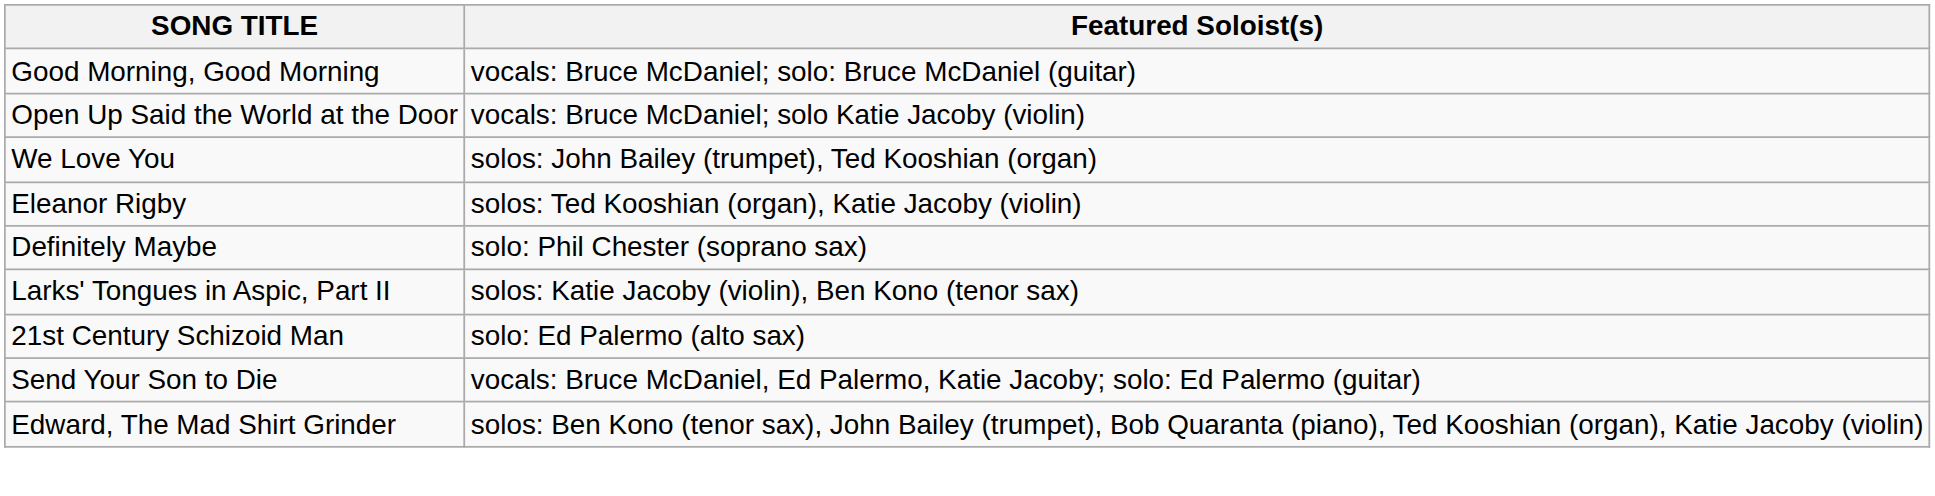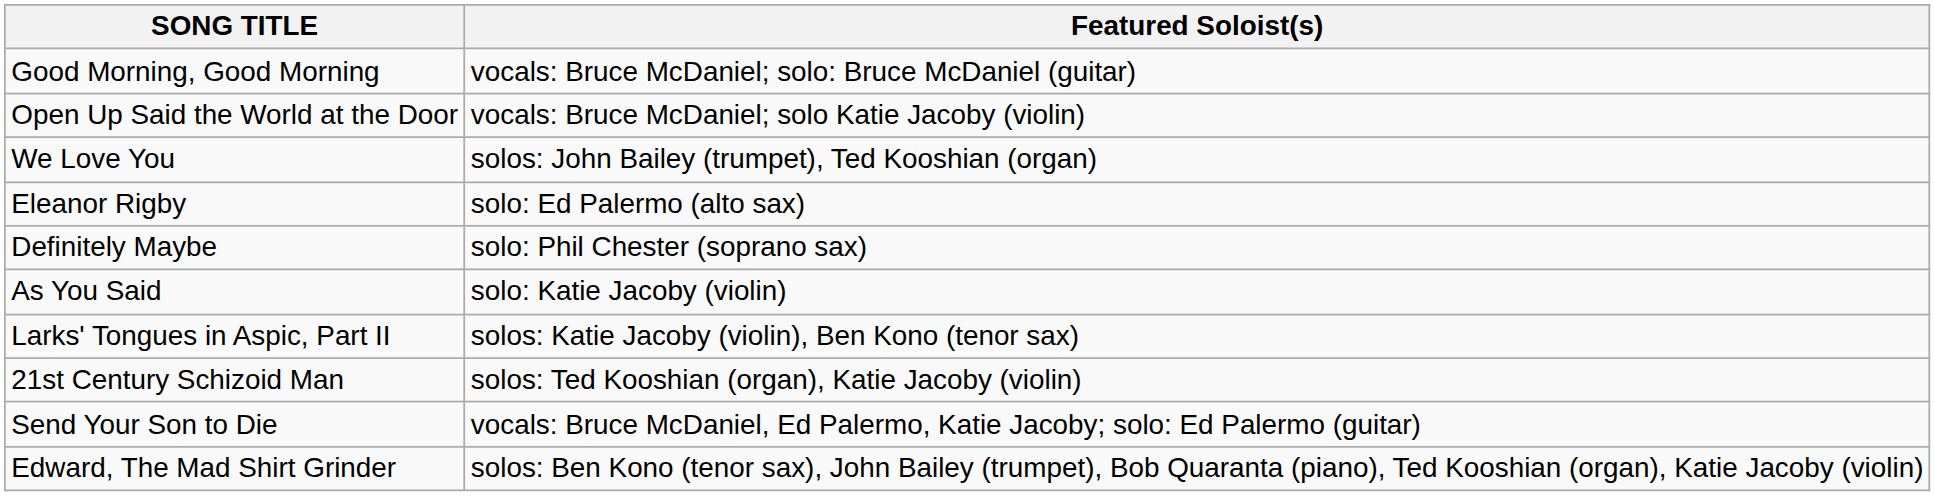(776, 203) solos: Ted Kooshian (organ), Katie Jacoby (violin) -> (638, 203) solo: Ed Palermo (alto sax)
+ row: (86, 291)
(638, 335) solo: Ed Palermo (alto sax) -> (776, 379) solos: Ted Kooshian (organ), Katie Jacoby (violin)
